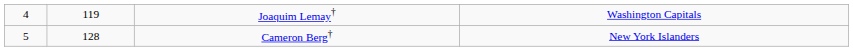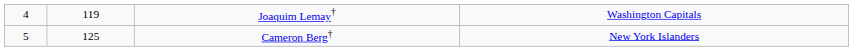(91, 36) 128 -> (91, 36) 125
